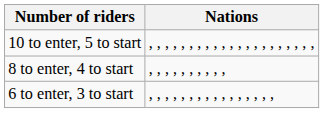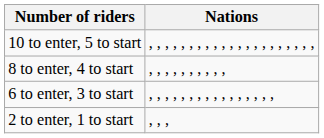+ row: (71, 119)
